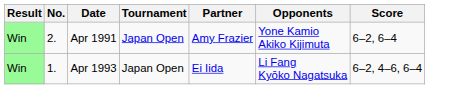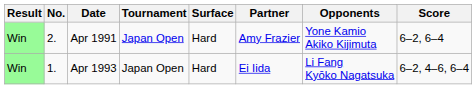+ column: (213, 13)
